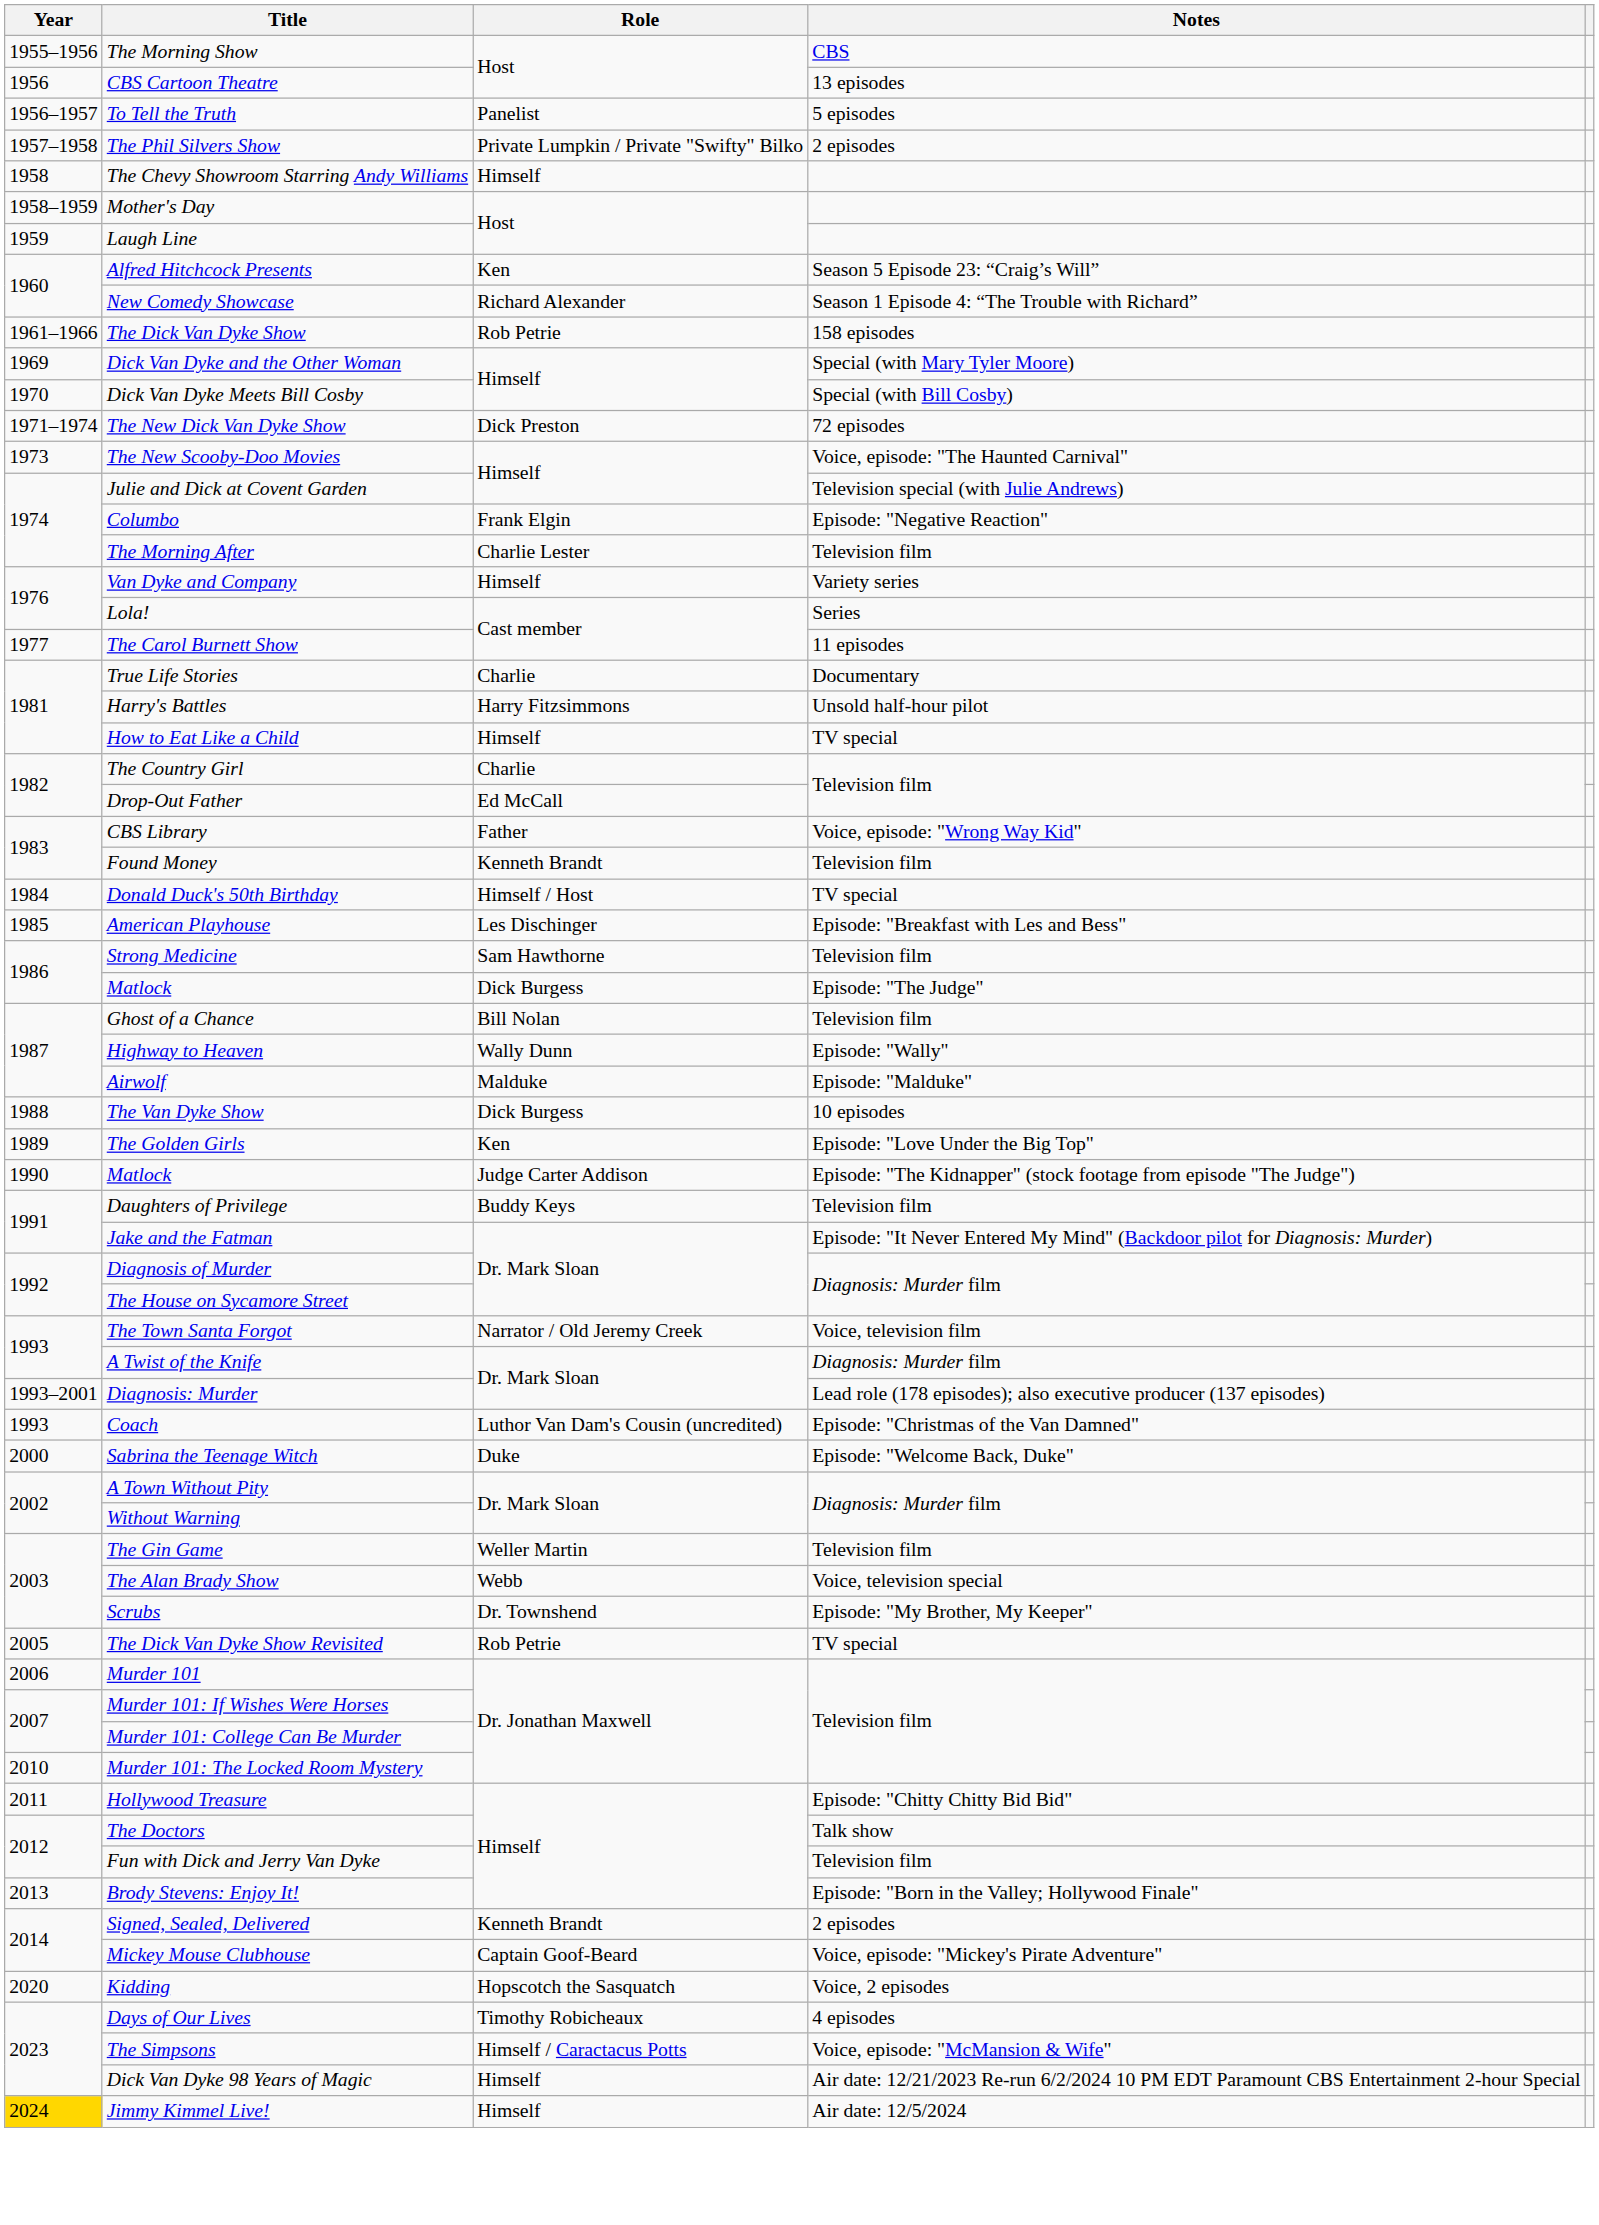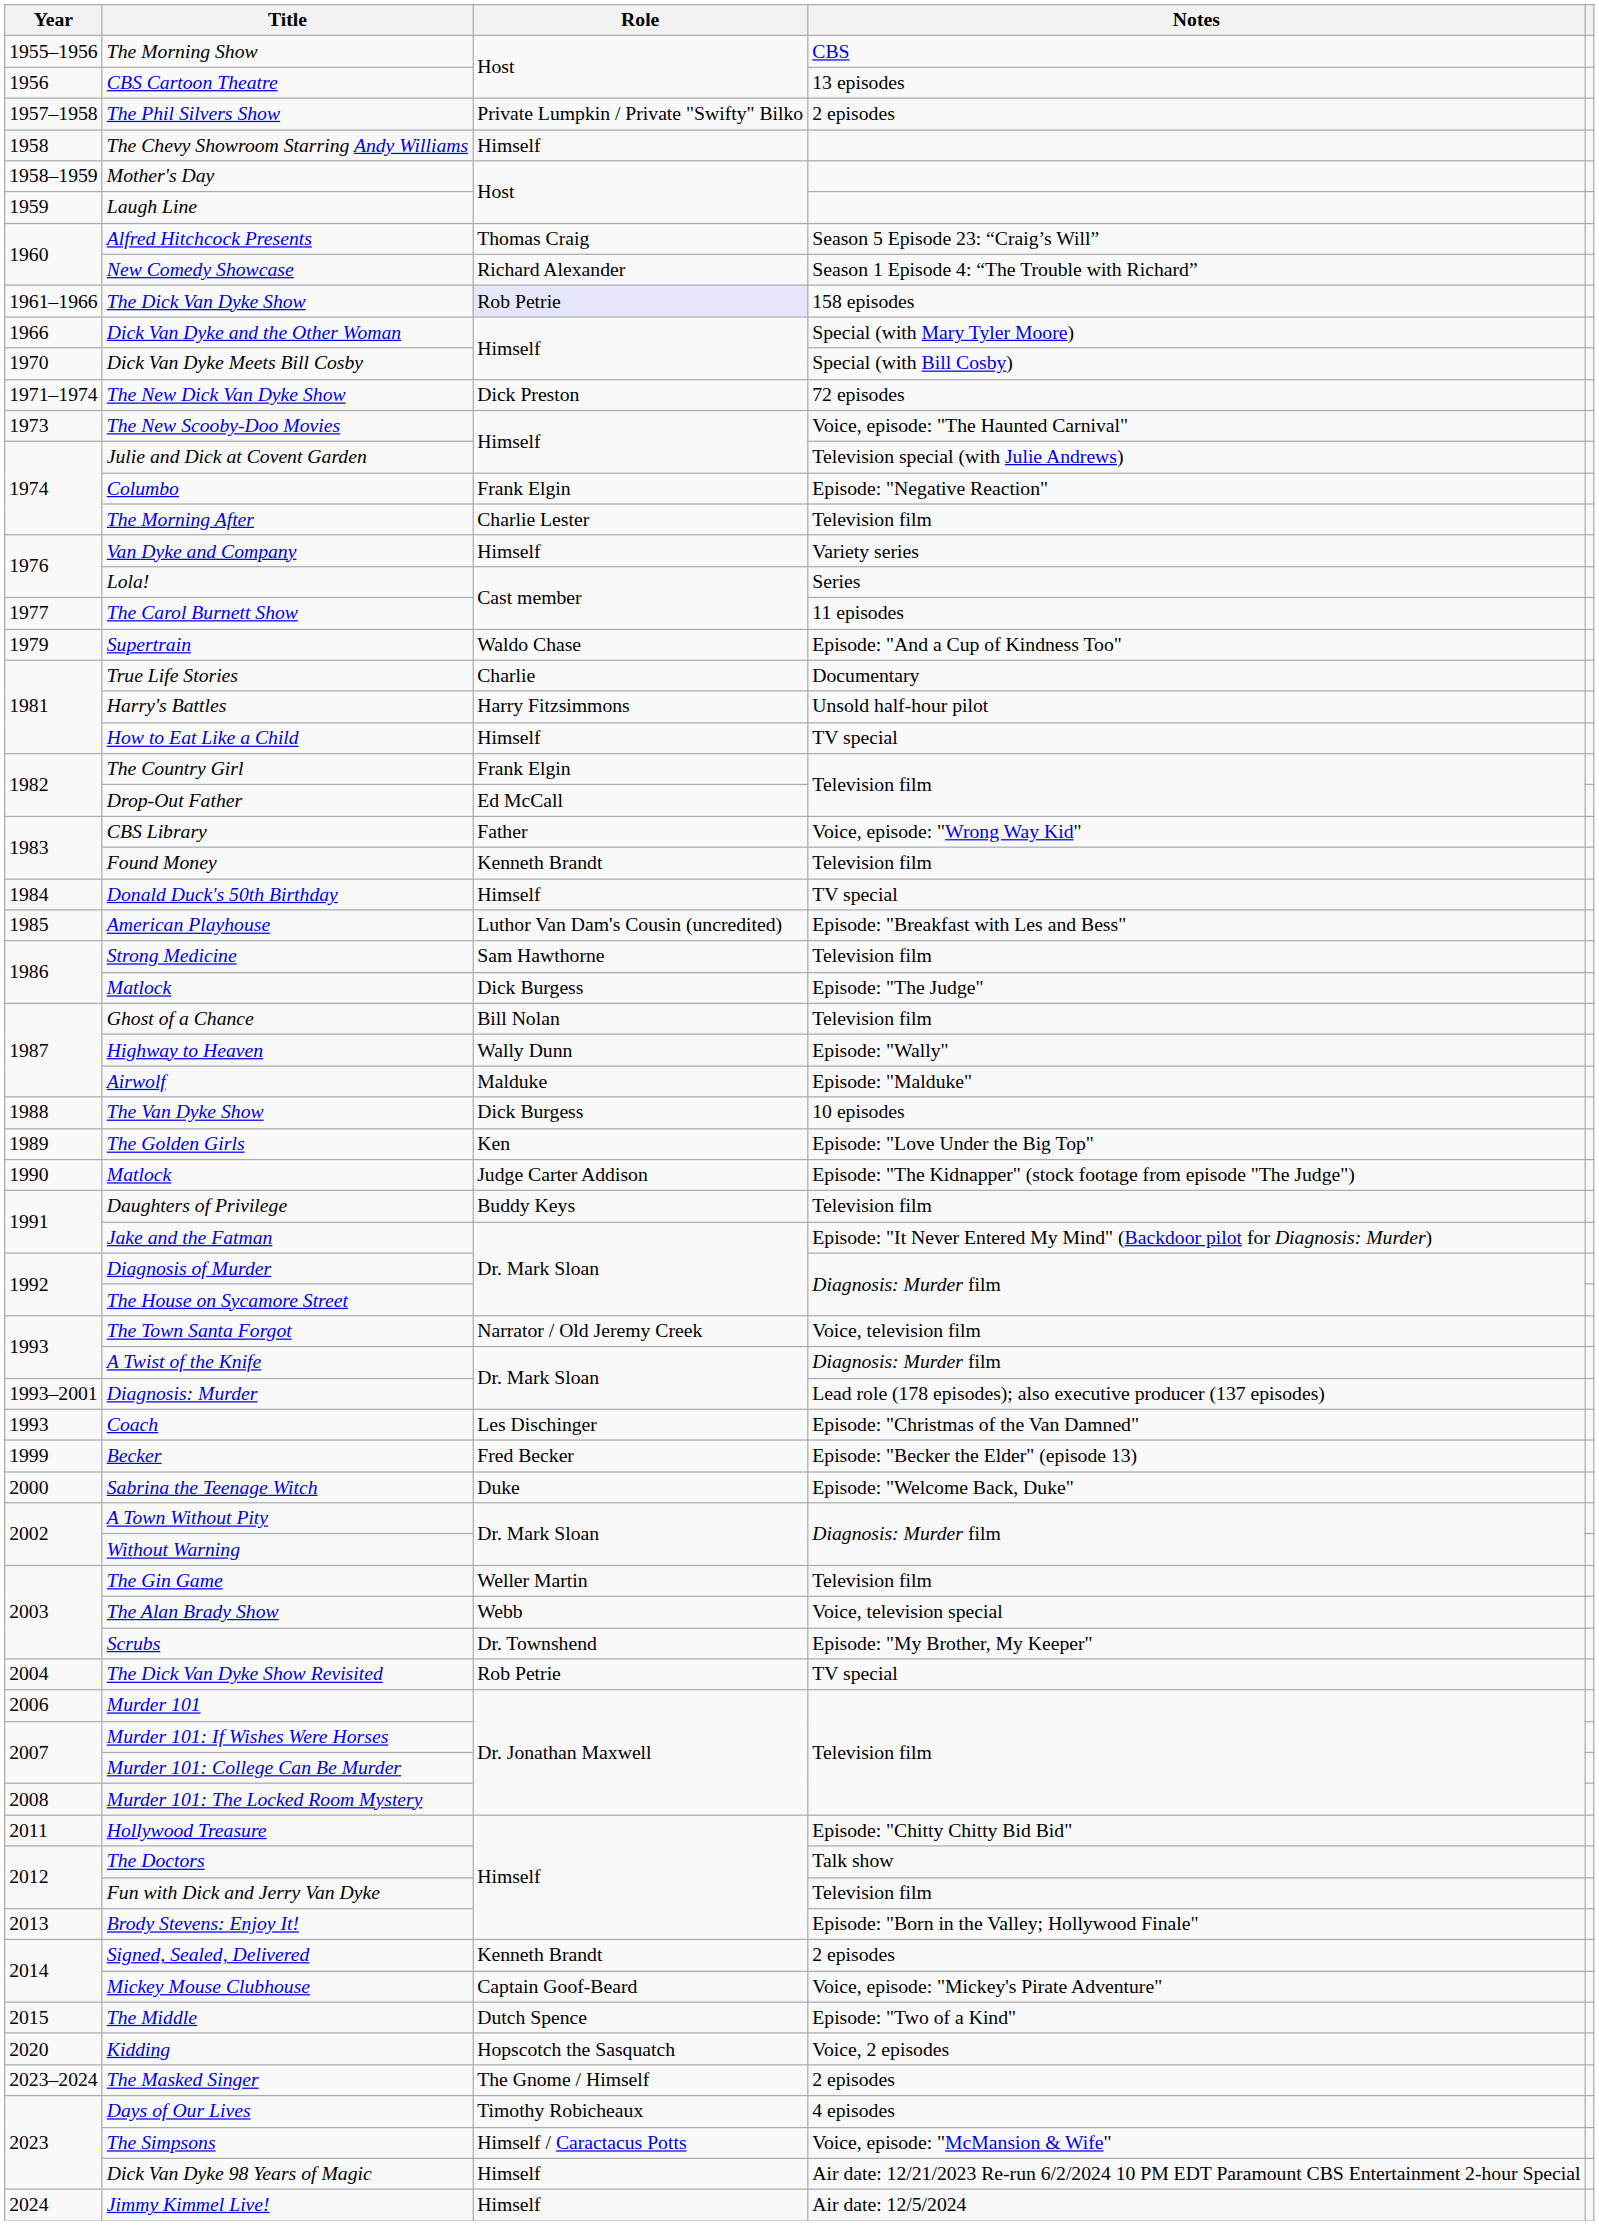- row: (171, 113)
(494, 269) Ken -> (533, 238) Thomas Craig
(519, 332) no background -> (519, 301) lavender background
(29, 363) 1969 -> (29, 332) 1966
+ row: (149, 644)
(506, 769) Charlie -> (524, 769) Frank Elgin
(535, 894) Himself / Host -> (509, 894) Himself
(537, 925) Les Dischinger -> (630, 925) Luthor Van Dam's Cousin (uncredited)
(630, 1424) Luthor Van Dam's Cousin (uncredited) -> (537, 1424) Les Dischinger
+ row: (134, 1455)
(29, 1643) 2005 -> (29, 1674) 2004
(29, 1767) 2010 -> (29, 1799) 2008
+ row: (152, 2017)
+ row: (183, 2080)
(29, 2111) gold background -> (29, 2204) no background
